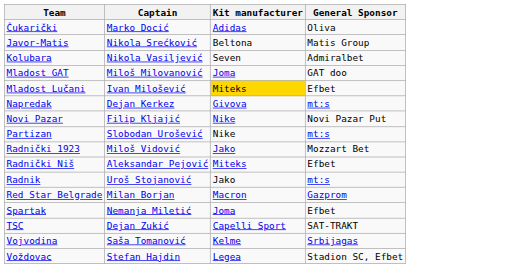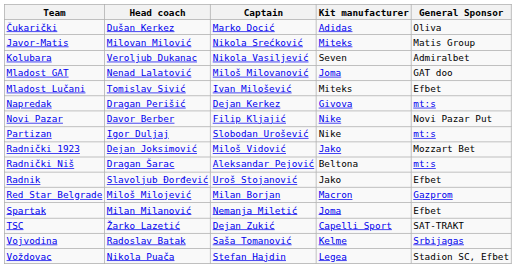+ column: (158, 12)
(232, 42) Beltona -> (336, 42) Miteks
(230, 88) gold background -> (336, 88) no background
(230, 165) Miteks -> (338, 165) Beltona
(321, 165) Efbet -> (425, 165) mt:s
(319, 180) mt:s -> (427, 180) Efbet
